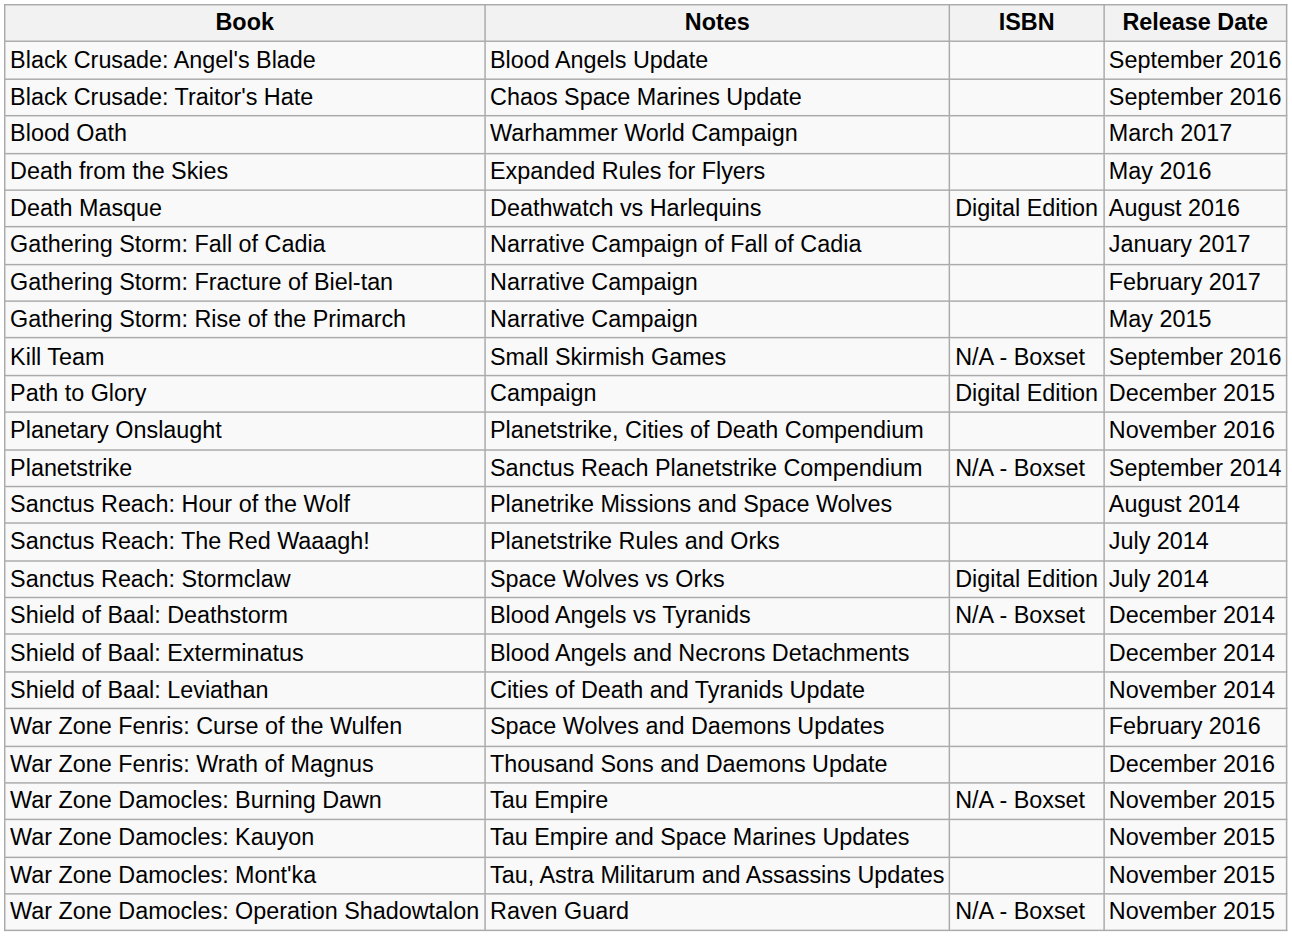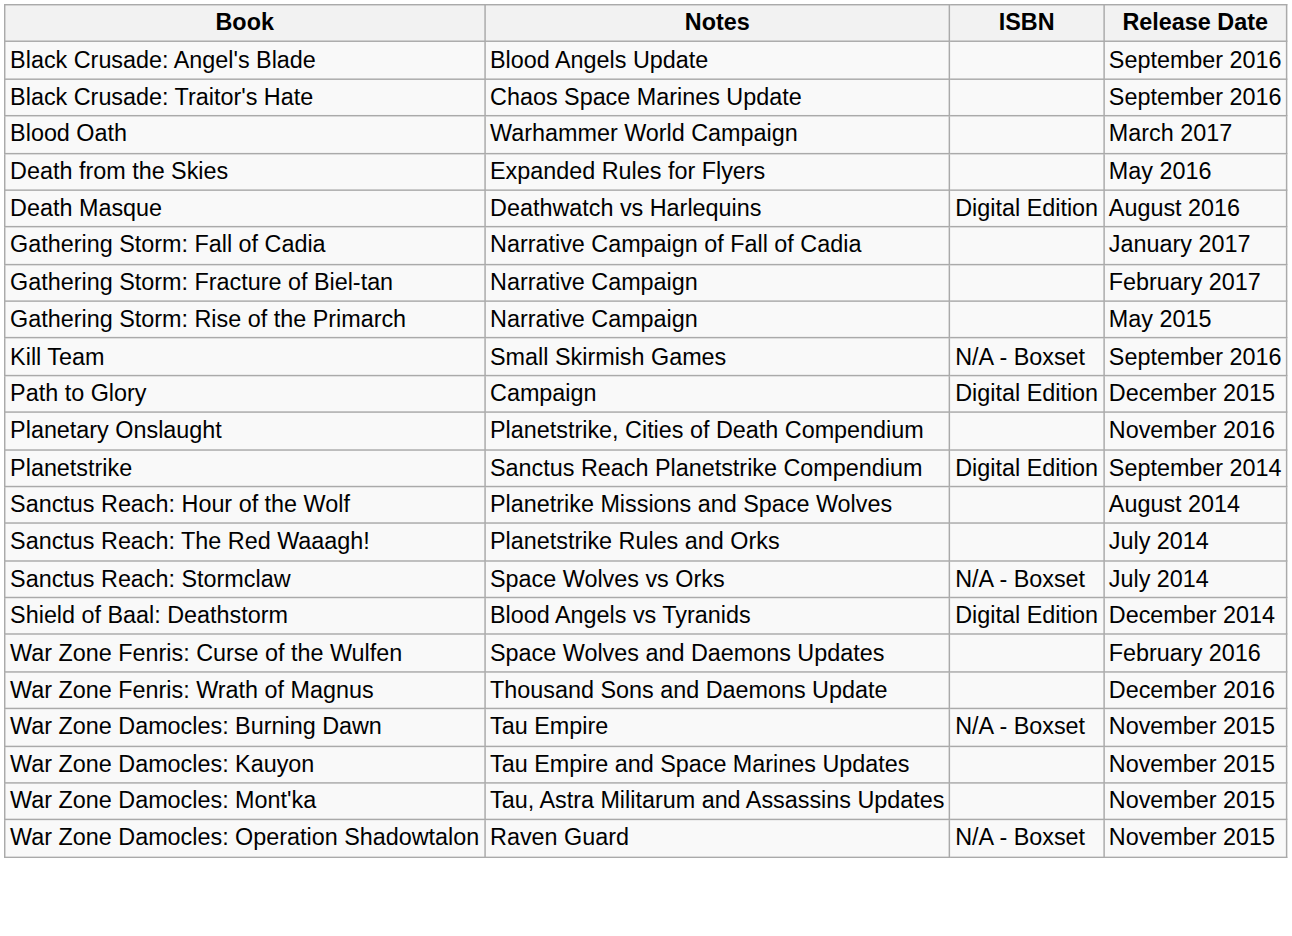(1020, 467) N/A - Boxset -> (1027, 467) Digital Edition
(1027, 578) Digital Edition -> (1020, 578) N/A - Boxset
(1020, 615) N/A - Boxset -> (1027, 615) Digital Edition
- row: (157, 652)
- row: (139, 689)
